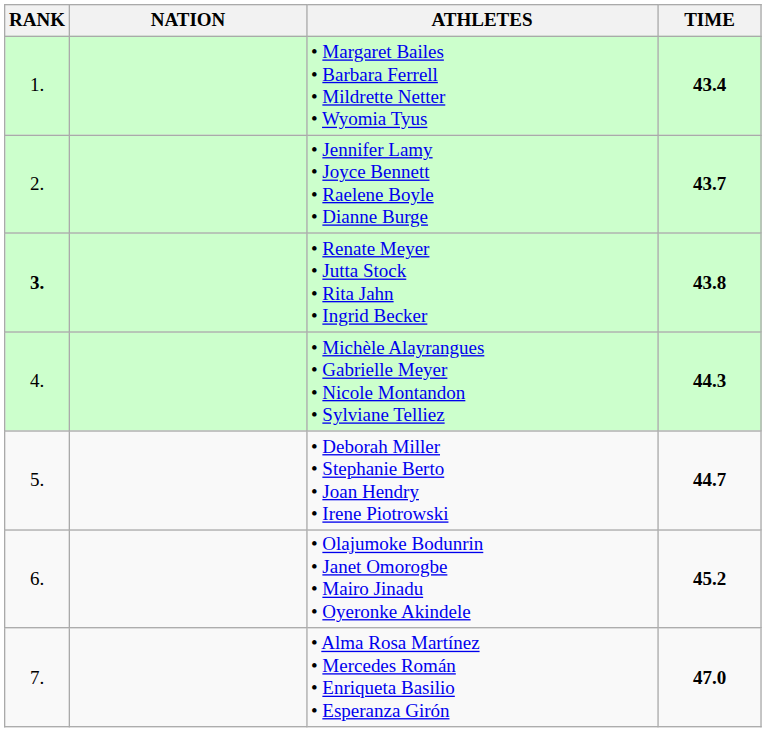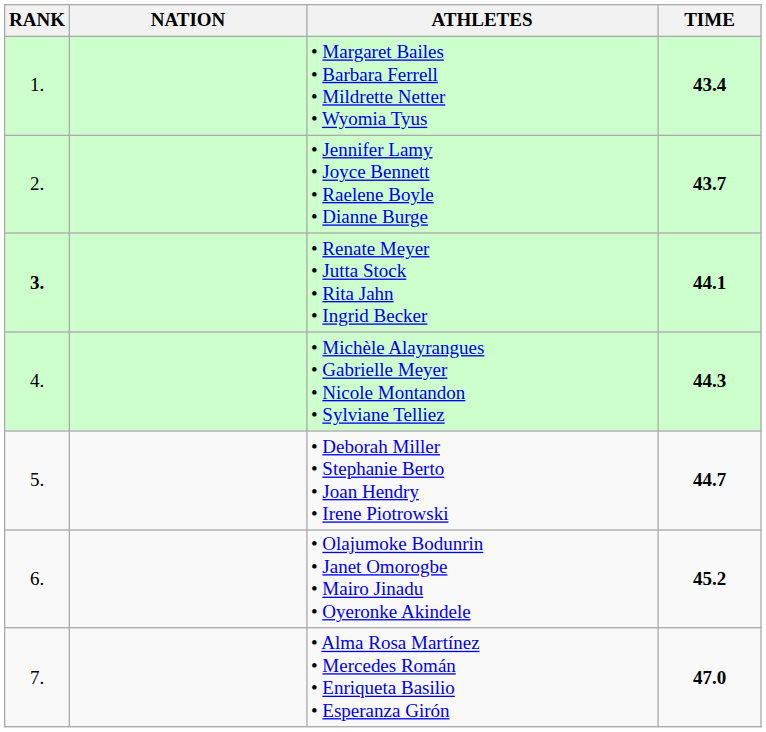(710, 282) 43.8 -> (710, 282) 44.1
